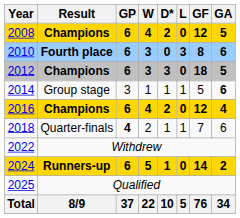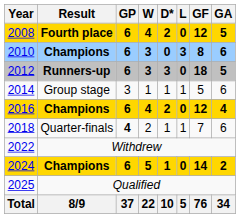(77, 33) Champions -> (77, 33) Fourth place
(77, 52) Fourth place -> (77, 52) Champions
(77, 71) Champions -> (77, 71) Runners-up
(223, 90) bold -> (223, 90) normal
(77, 166) Runners-up -> (77, 166) Champions
